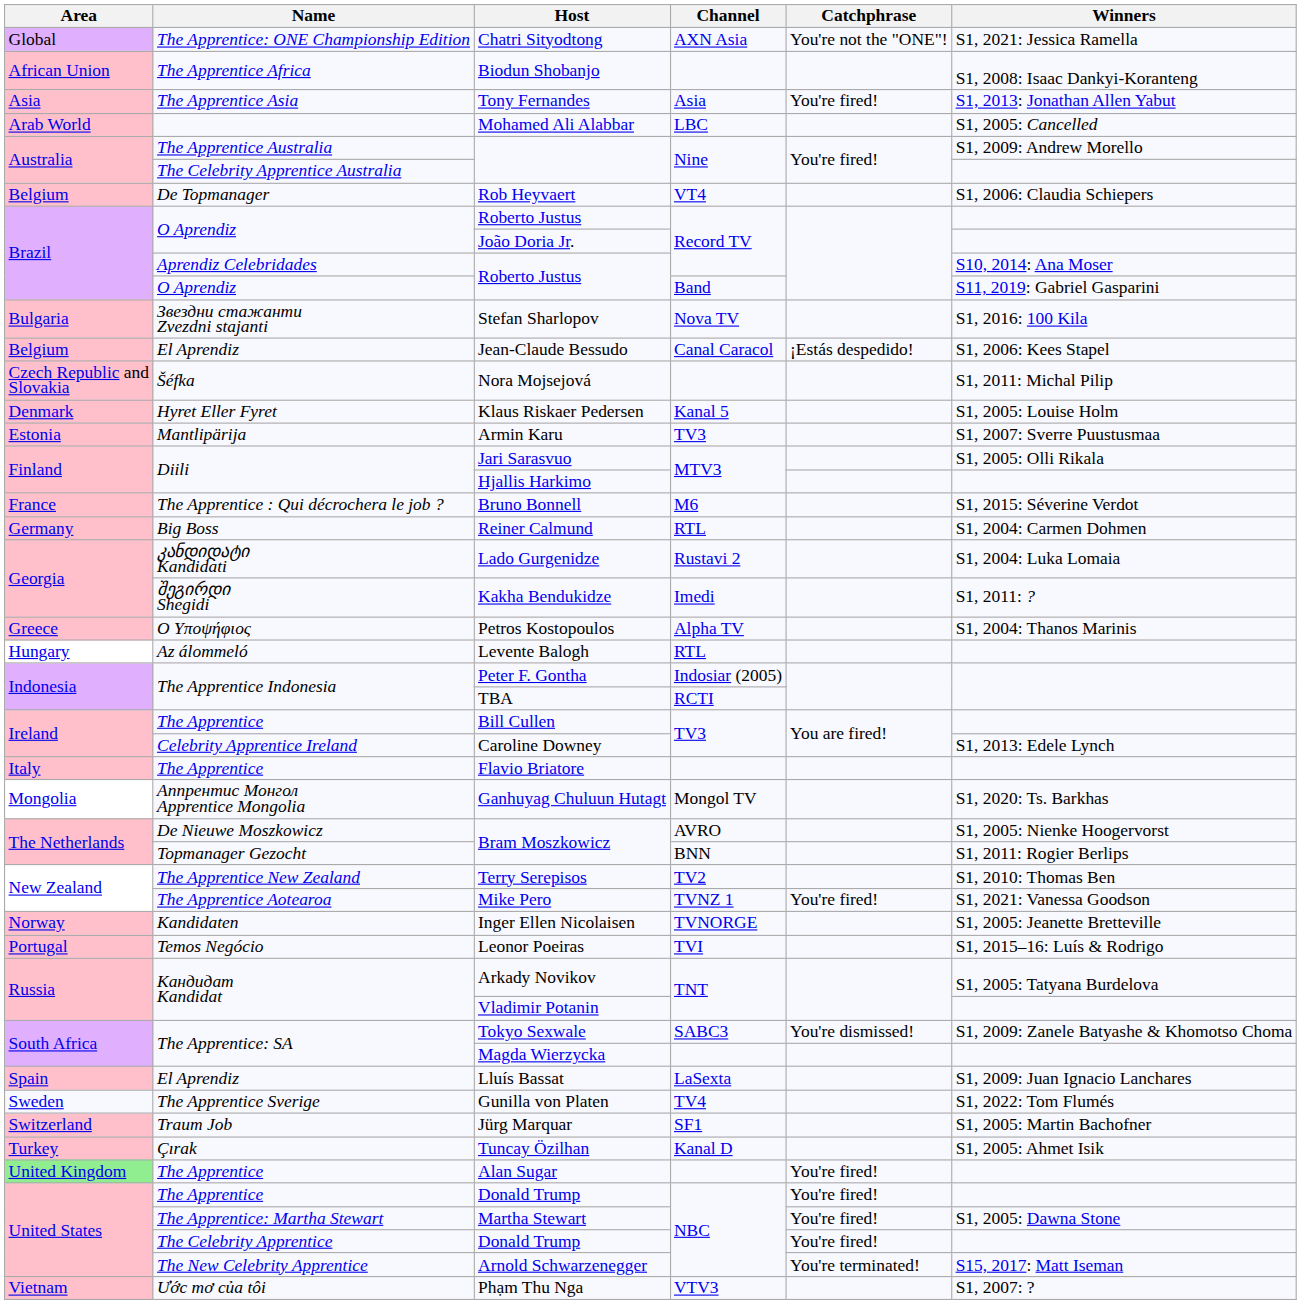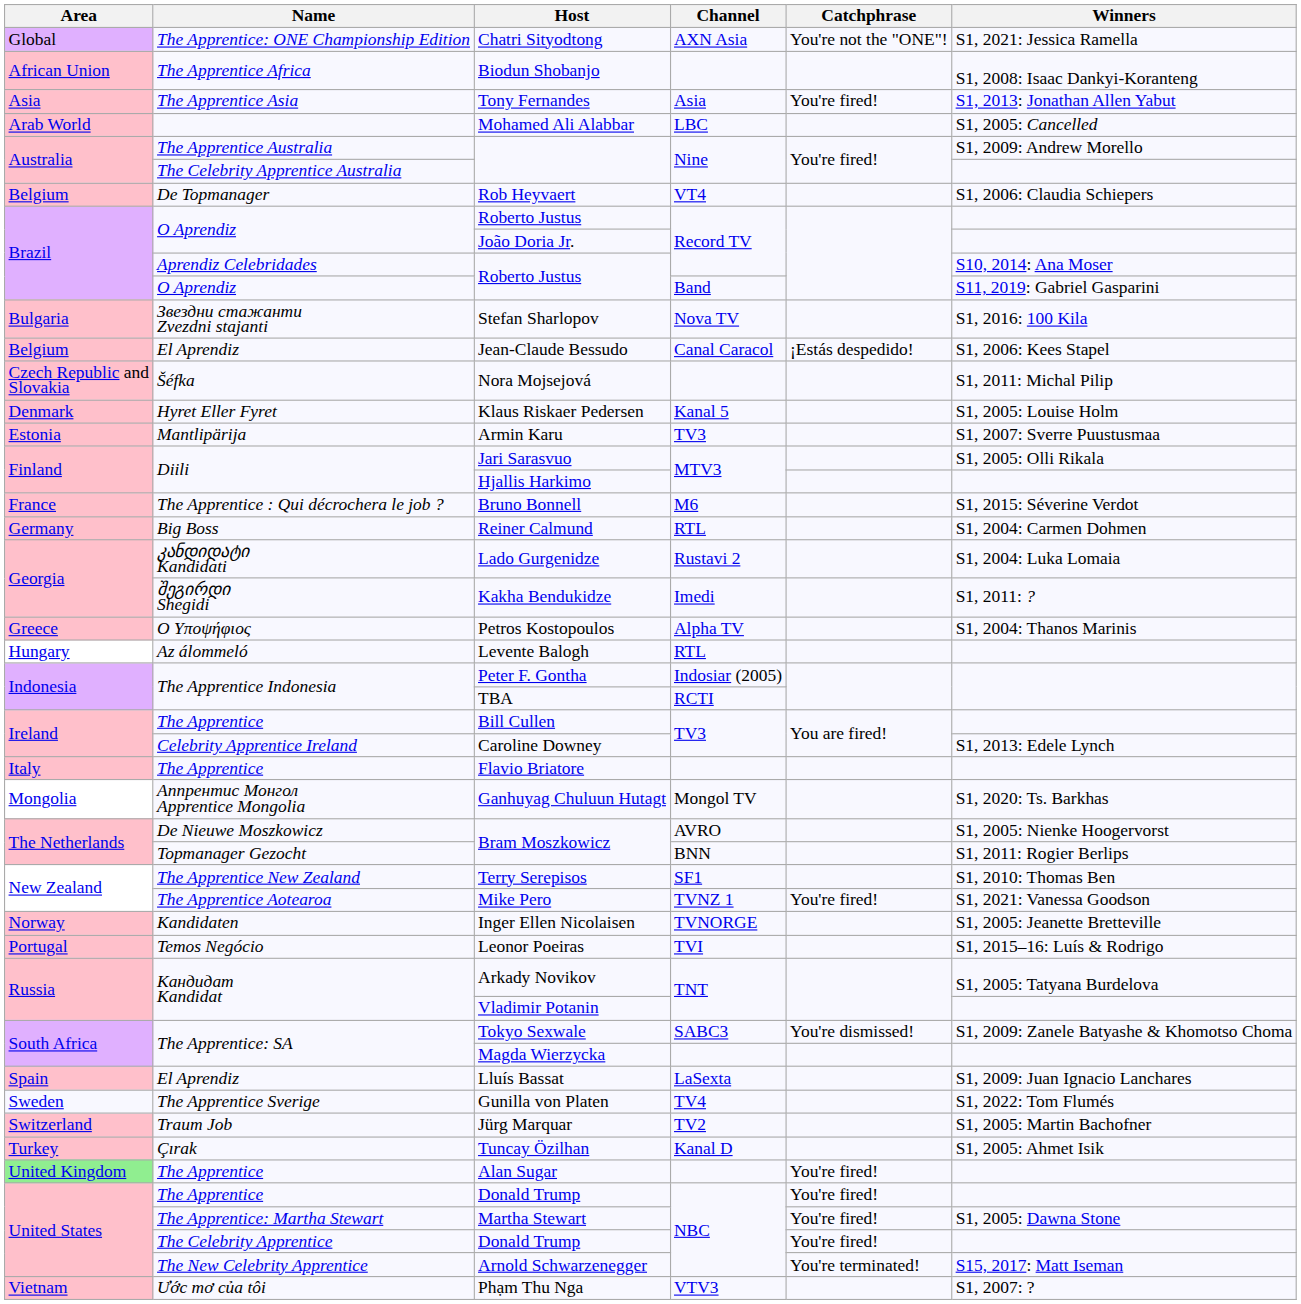(690, 876) TV2 -> (688, 876) SF1
(688, 1124) SF1 -> (690, 1124) TV2
